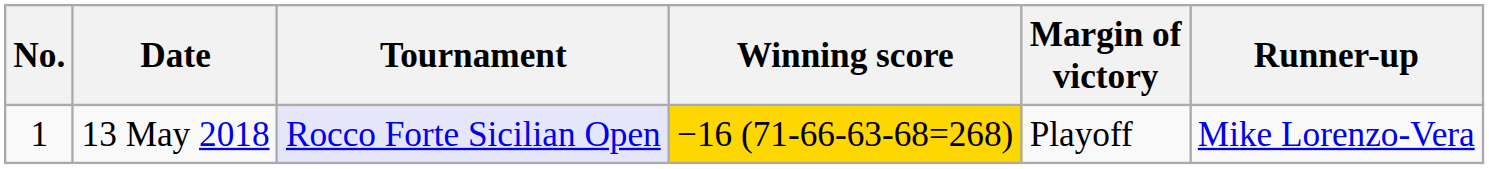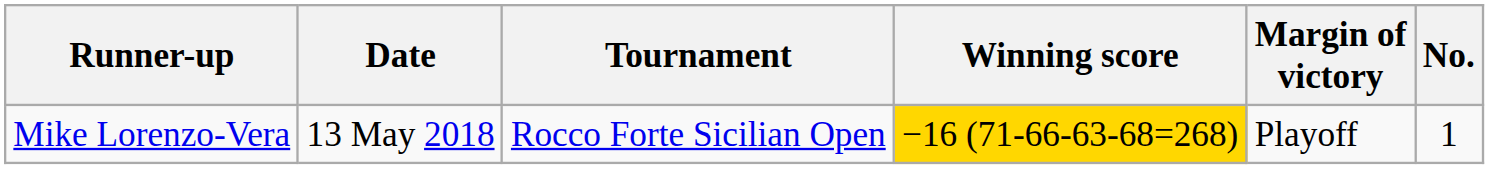columns swapped: (39, 54) <-> (1336, 54)
(473, 133) lavender background -> (698, 133) no background
